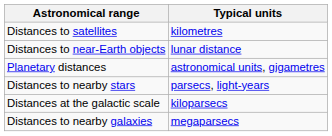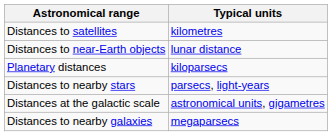(248, 67) astronomical units, gigametres -> (199, 67) kiloparsecs
(199, 103) kiloparsecs -> (248, 103) astronomical units, gigametres
